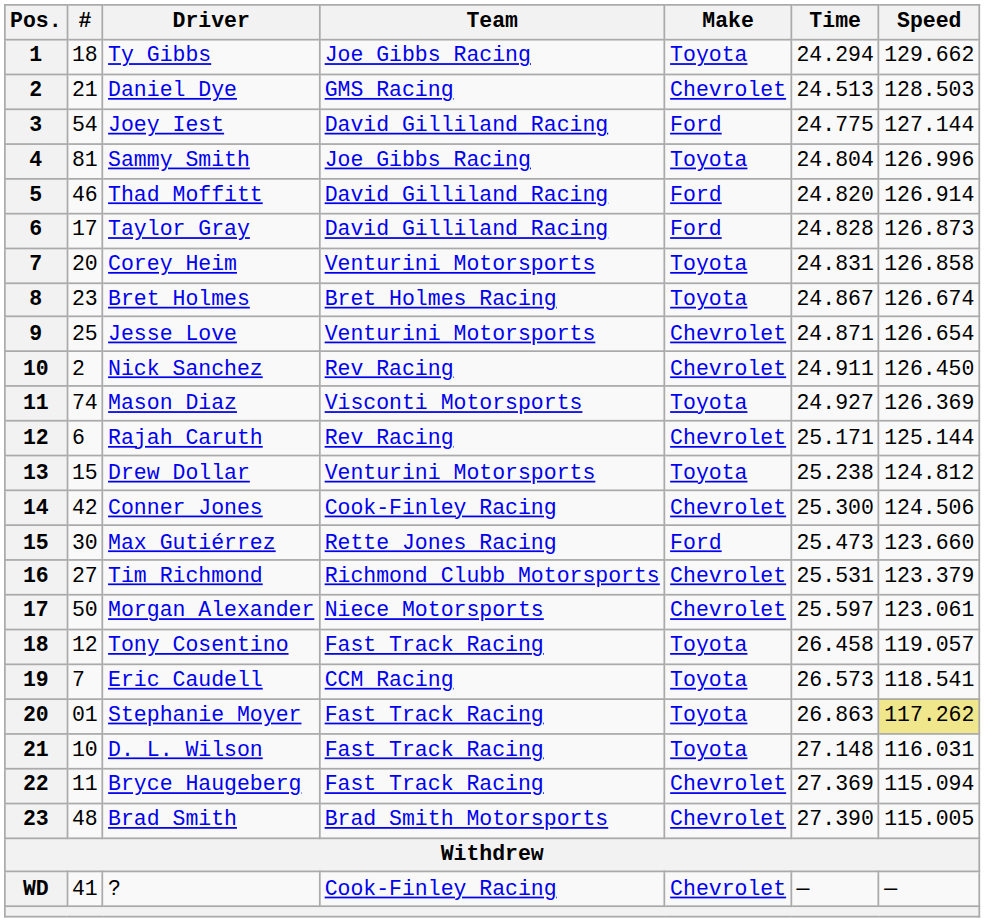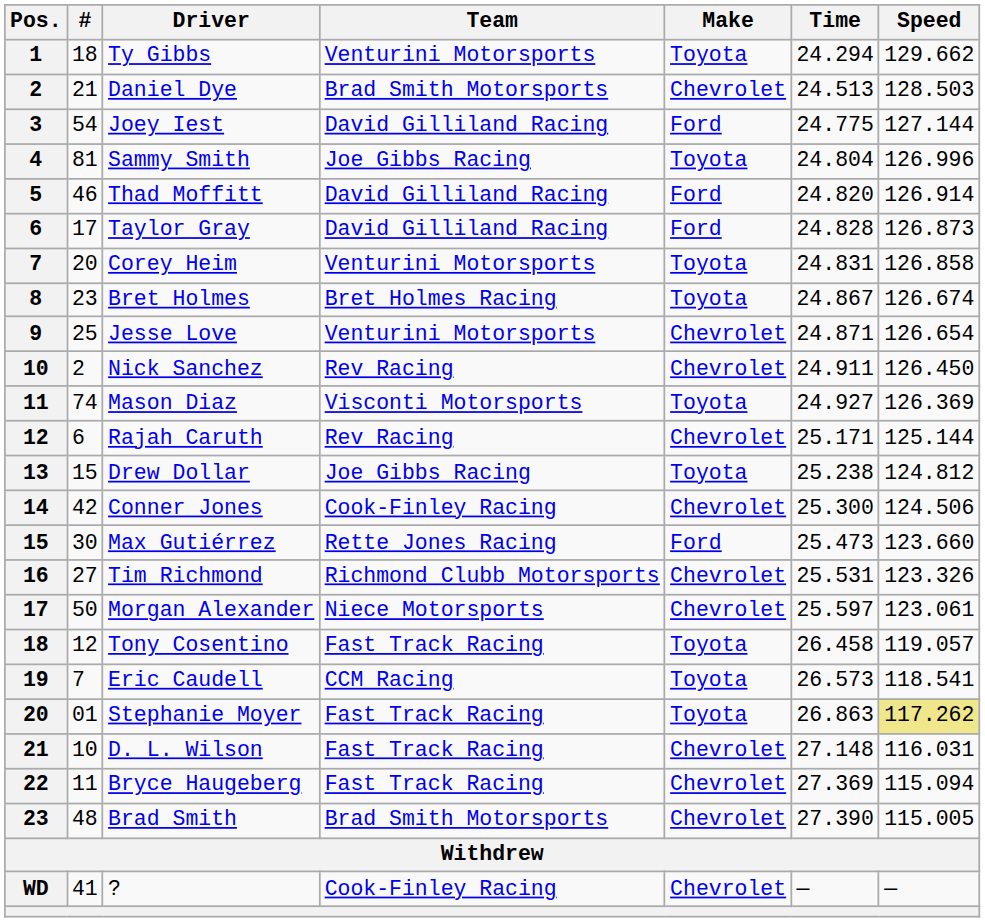(428, 57) Joe Gibbs Racing -> (460, 57) Venturini Motorsports
(389, 92) GMS Racing -> (466, 92) Brad Smith Motorsports
(460, 474) Venturini Motorsports -> (428, 474) Joe Gibbs Racing
(929, 578) 123.379 -> (929, 578) 123.326
(709, 751) Toyota -> (728, 751) Chevrolet
